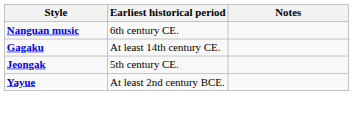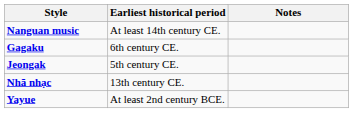(144, 30) 6th century CE. -> (165, 30) At least 14th century CE.
(165, 47) At least 14th century CE. -> (144, 47) 6th century CE.
+ row: (29, 82)
